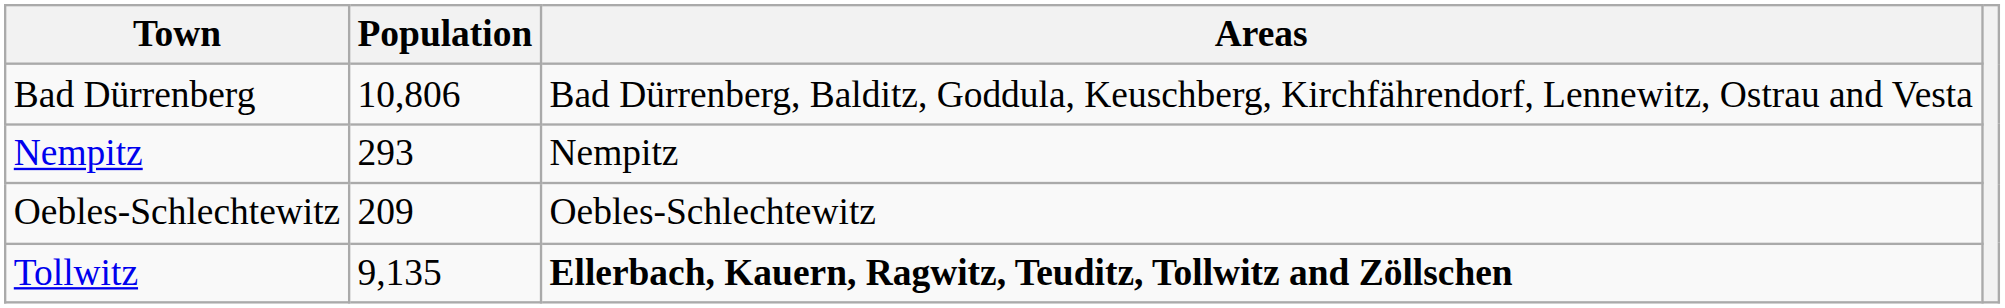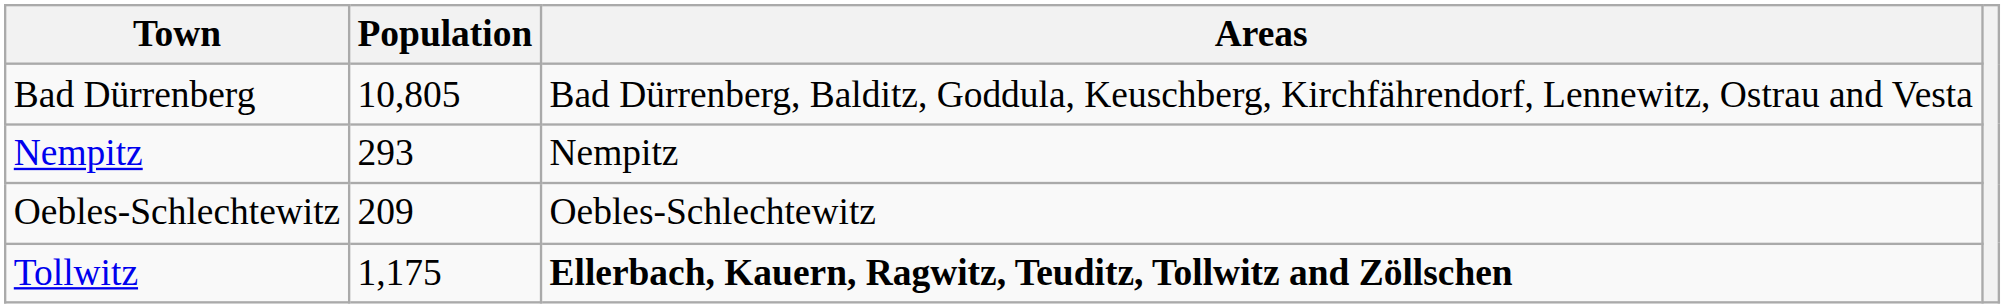(409, 93) 10,806 -> (409, 93) 10,805
(400, 271) 9,135 -> (400, 271) 1,175
